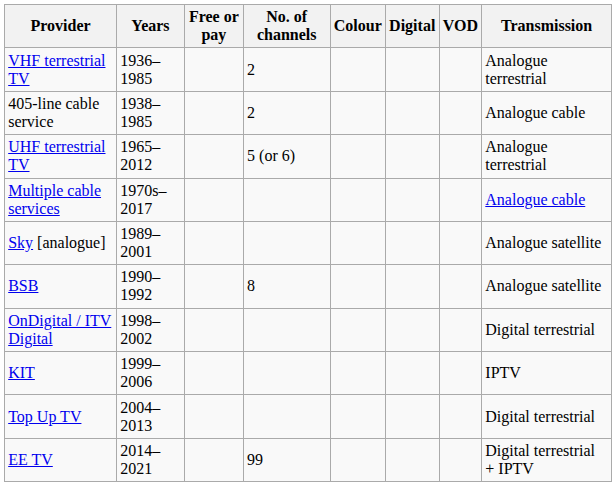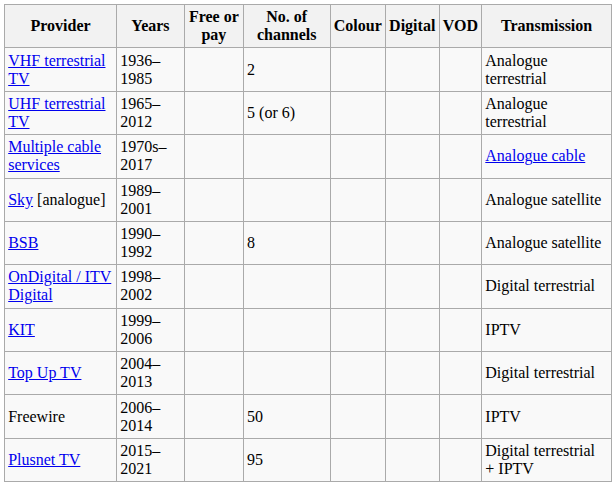- row: (54, 112)
+ row: (37, 416)
- row: (30, 459)
+ row: (44, 459)
